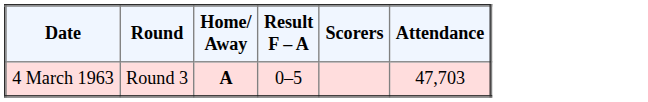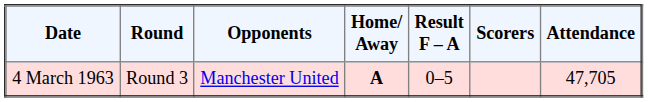+ column: (269, 33)
(440, 78) 47,703 -> (591, 78) 47,705
